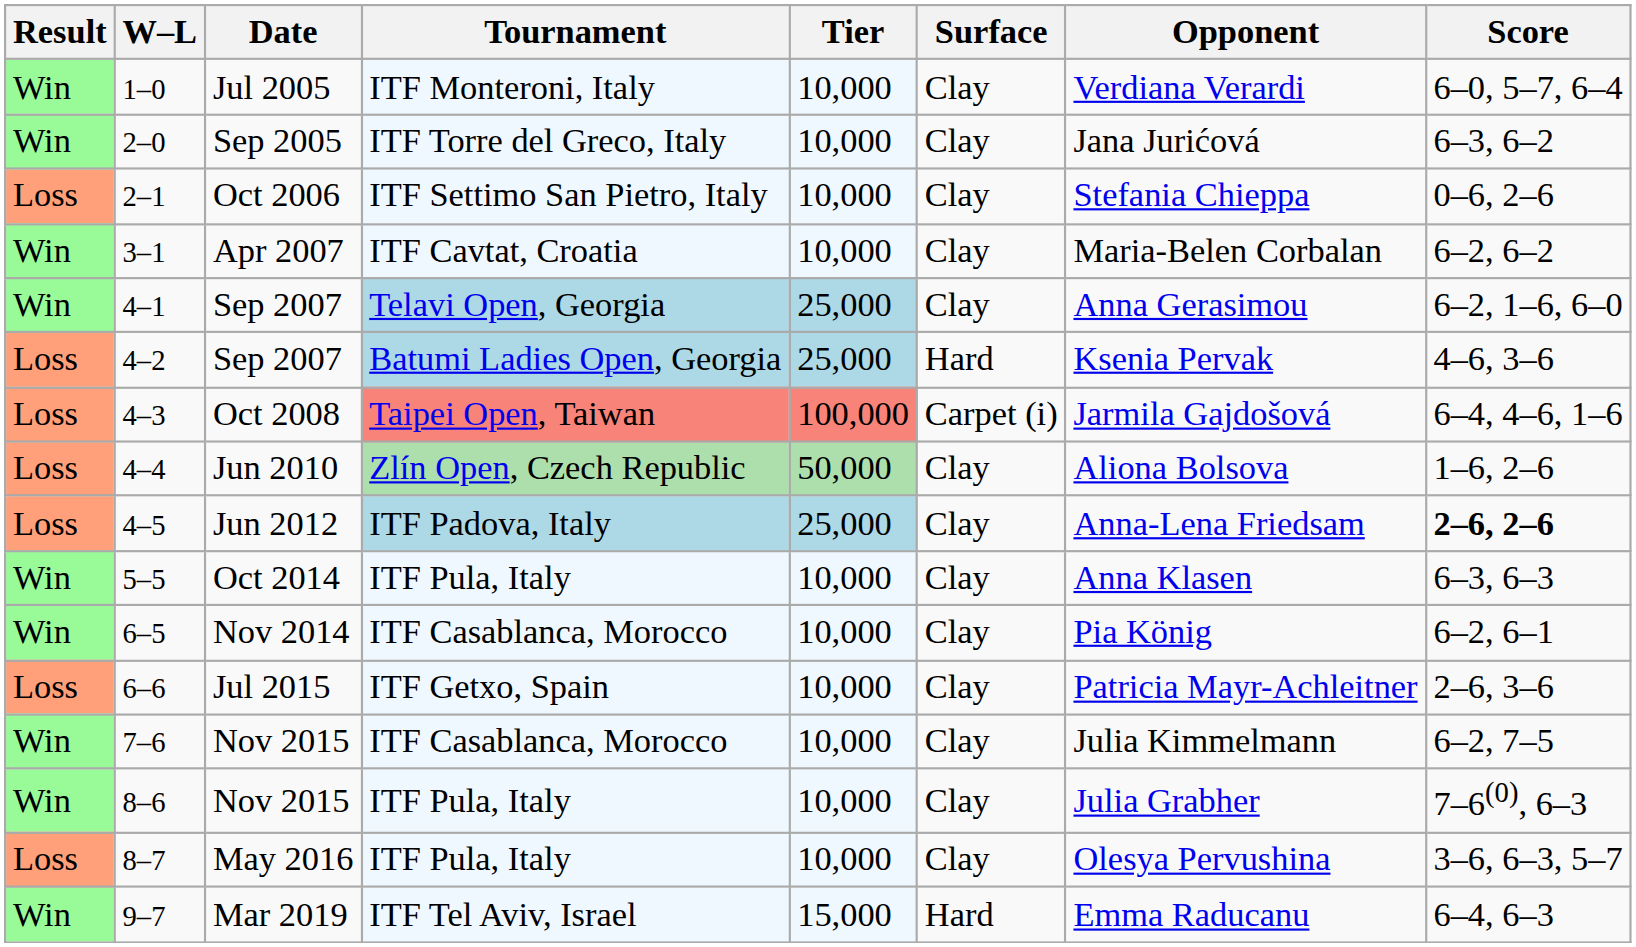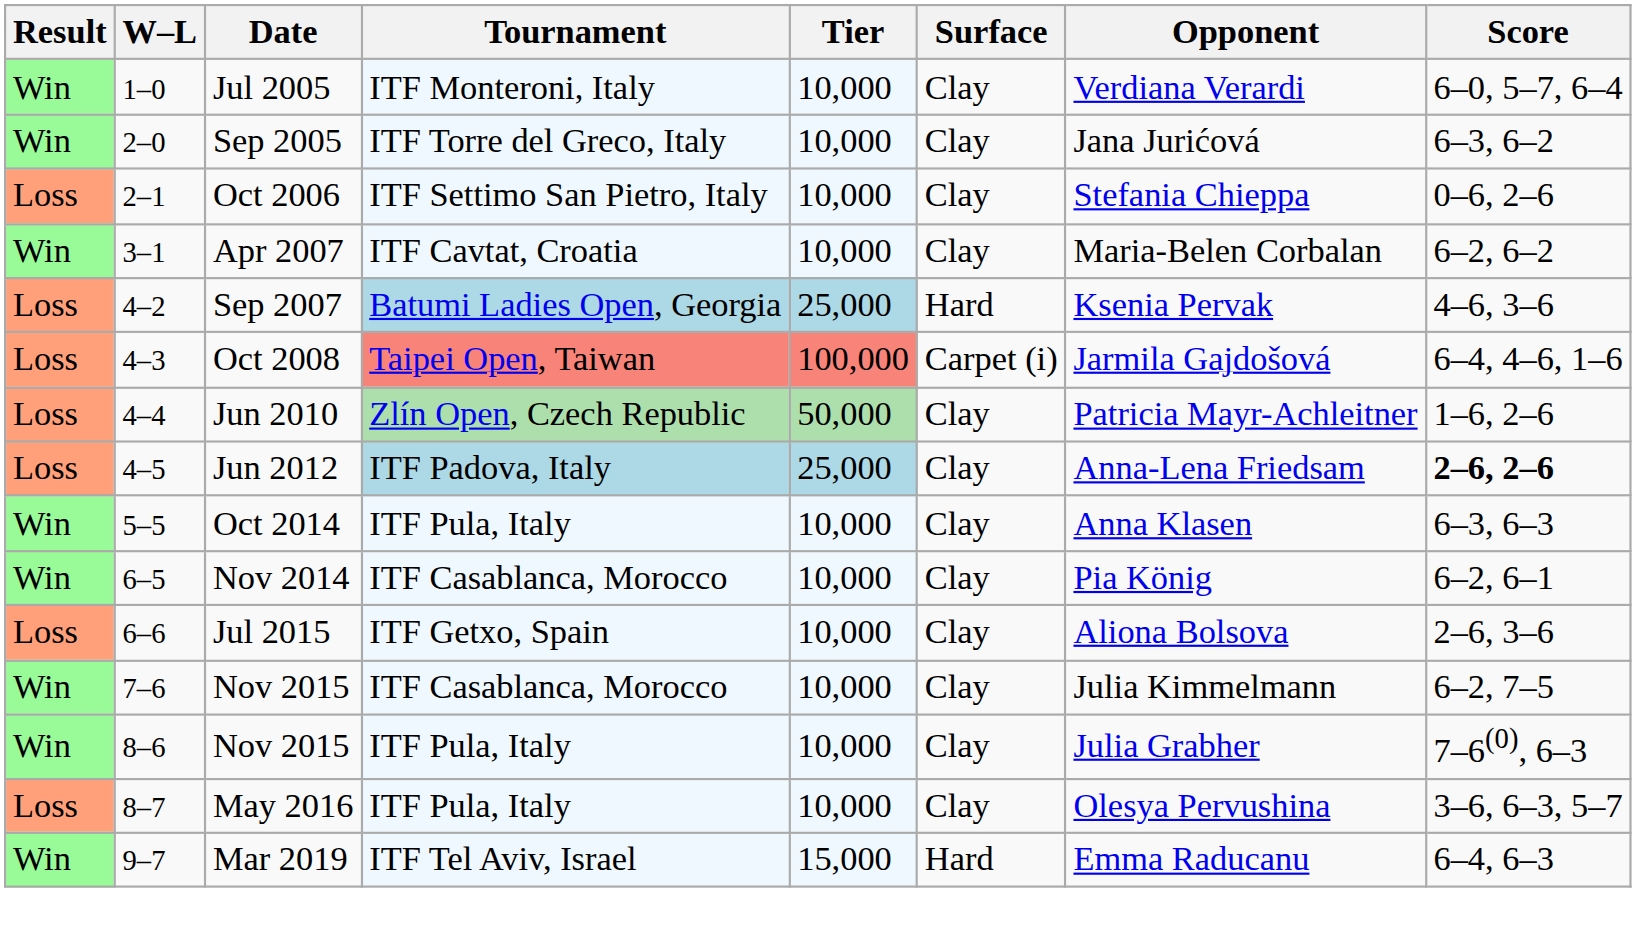- row: (144, 306)
(1181, 468) Aliona Bolsova -> (1246, 413) Patricia Mayr-Achleitner
(1246, 686) Patricia Mayr-Achleitner -> (1181, 631) Aliona Bolsova
